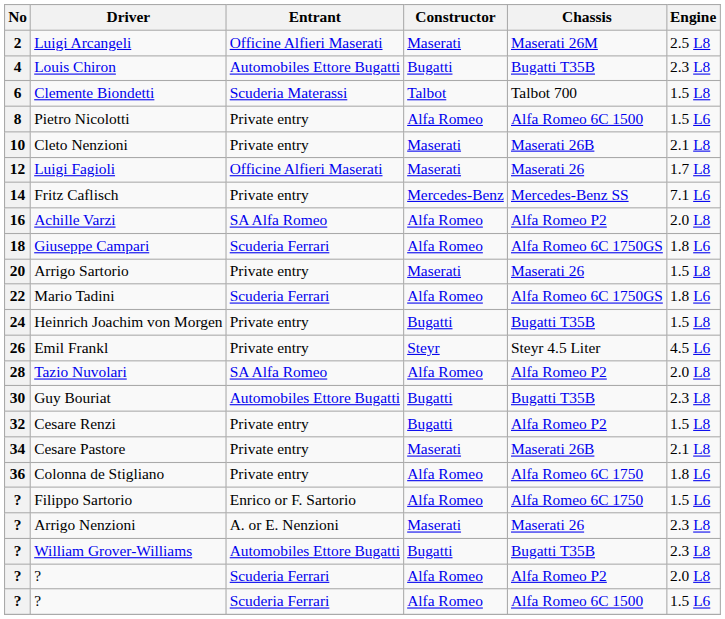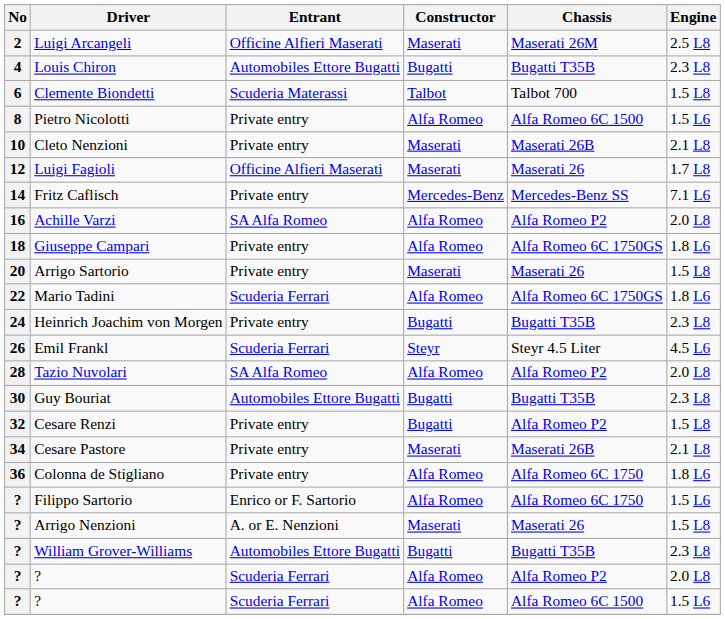(280, 246) Scuderia Ferrari -> (269, 246) Private entry
(690, 322) 1.5 L8 -> (690, 322) 2.3 L8
(269, 347) Private entry -> (280, 347) Scuderia Ferrari
(690, 525) 2.3 L8 -> (690, 525) 1.5 L8
